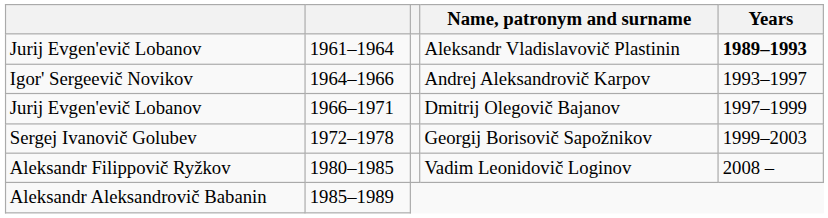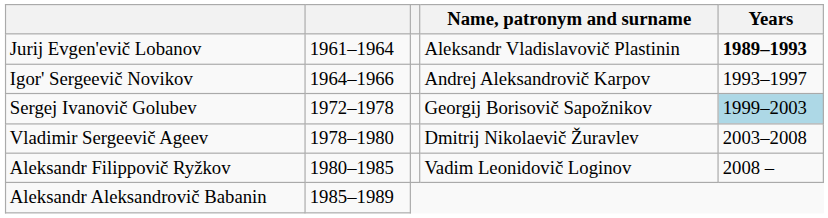- row: (522, 108)
(765, 138) no background -> (765, 108) lightblue background
+ row: (531, 138)
